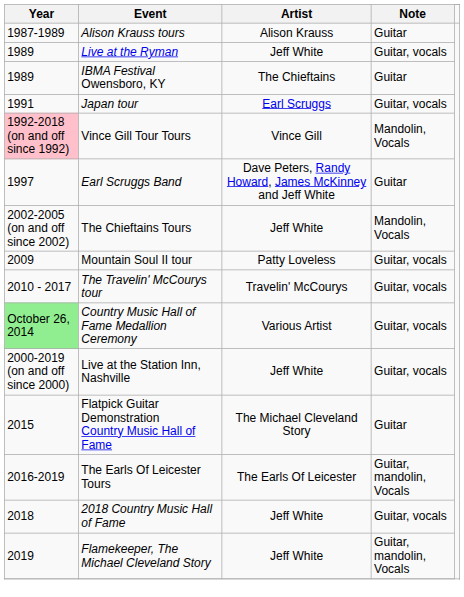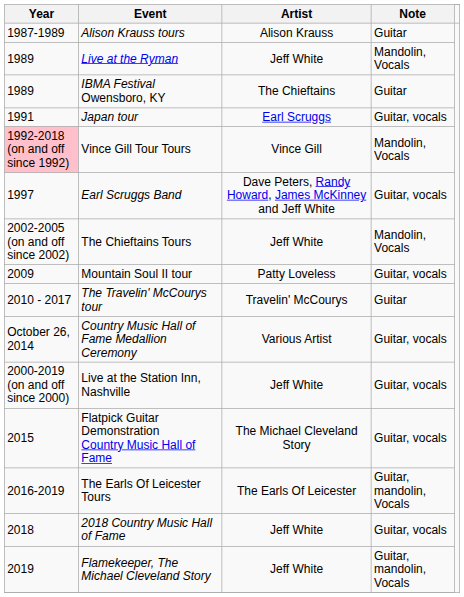(410, 52) Guitar, vocals -> (400, 58) Mandolin, Vocals
(390, 182) Guitar -> (410, 195) Guitar, vocals
(410, 286) Guitar, vocals -> (390, 300) Guitar
(38, 325) lightgreen background -> (38, 339) no background
(390, 424) Guitar -> (410, 438) Guitar, vocals
